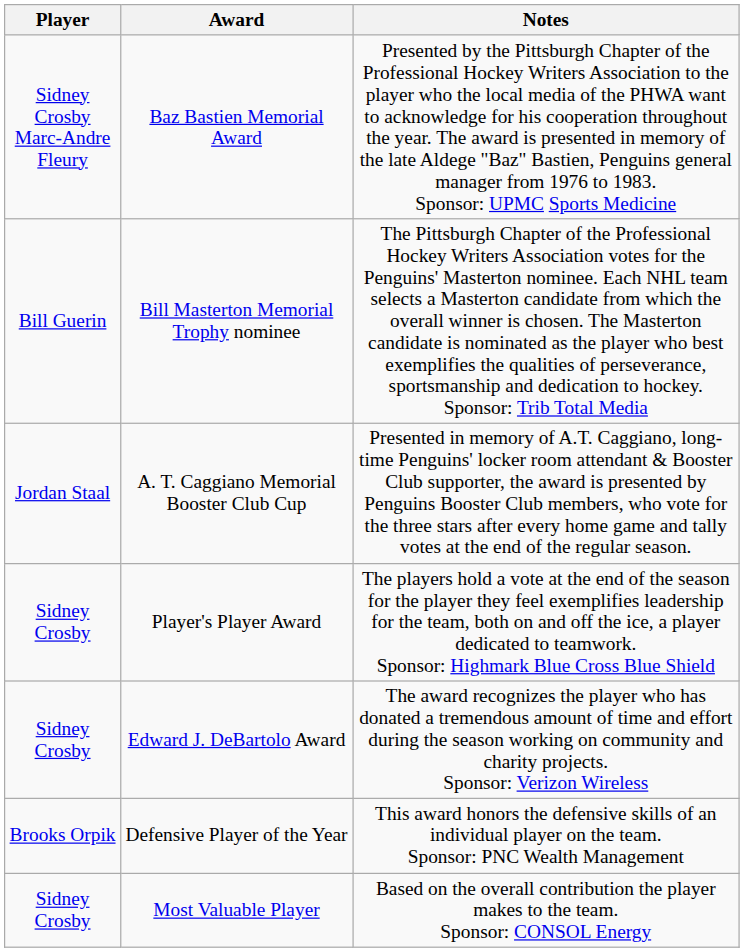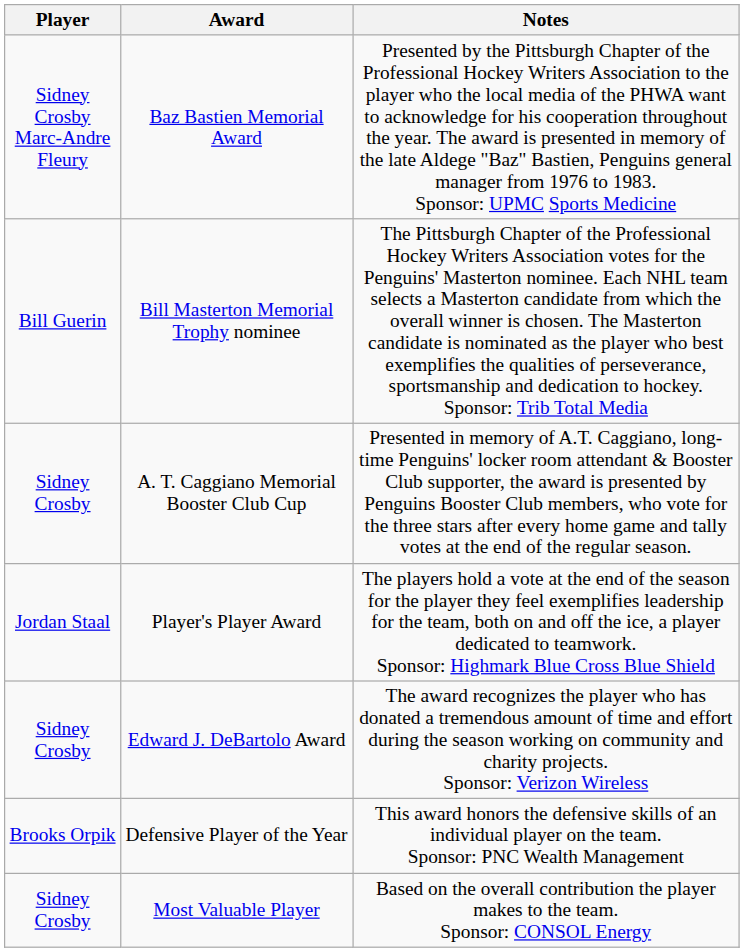(63, 493) Jordan Staal -> (63, 493) Sidney Crosby
(63, 621) Sidney Crosby -> (63, 621) Jordan Staal
